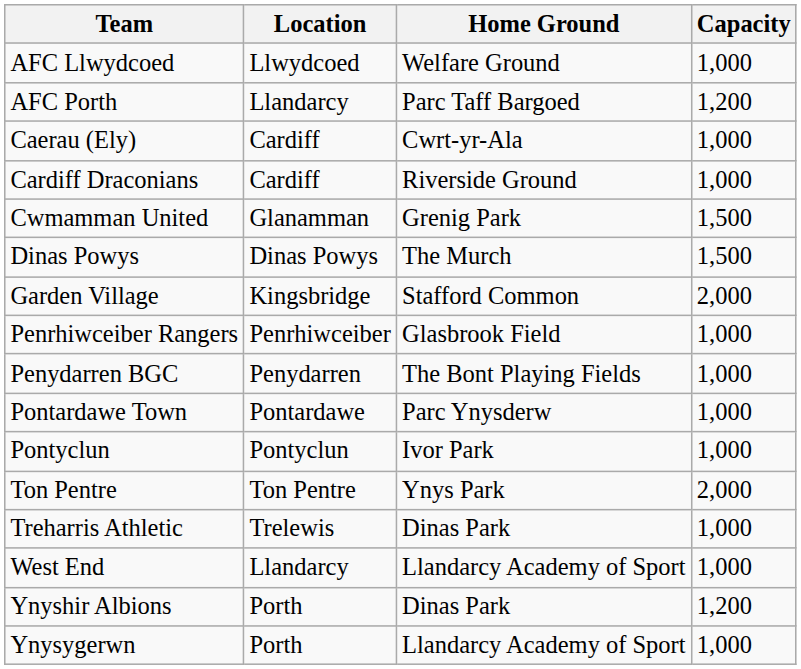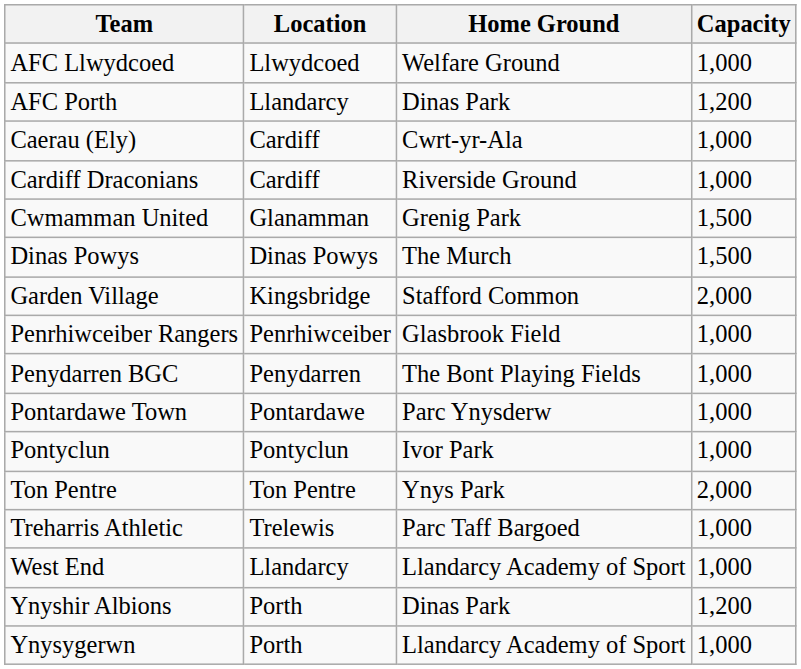(491, 101) Parc Taff Bargoed -> (456, 101) Dinas Park
(456, 528) Dinas Park -> (491, 528) Parc Taff Bargoed
